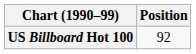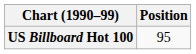(164, 37) 92 -> (164, 37) 95
